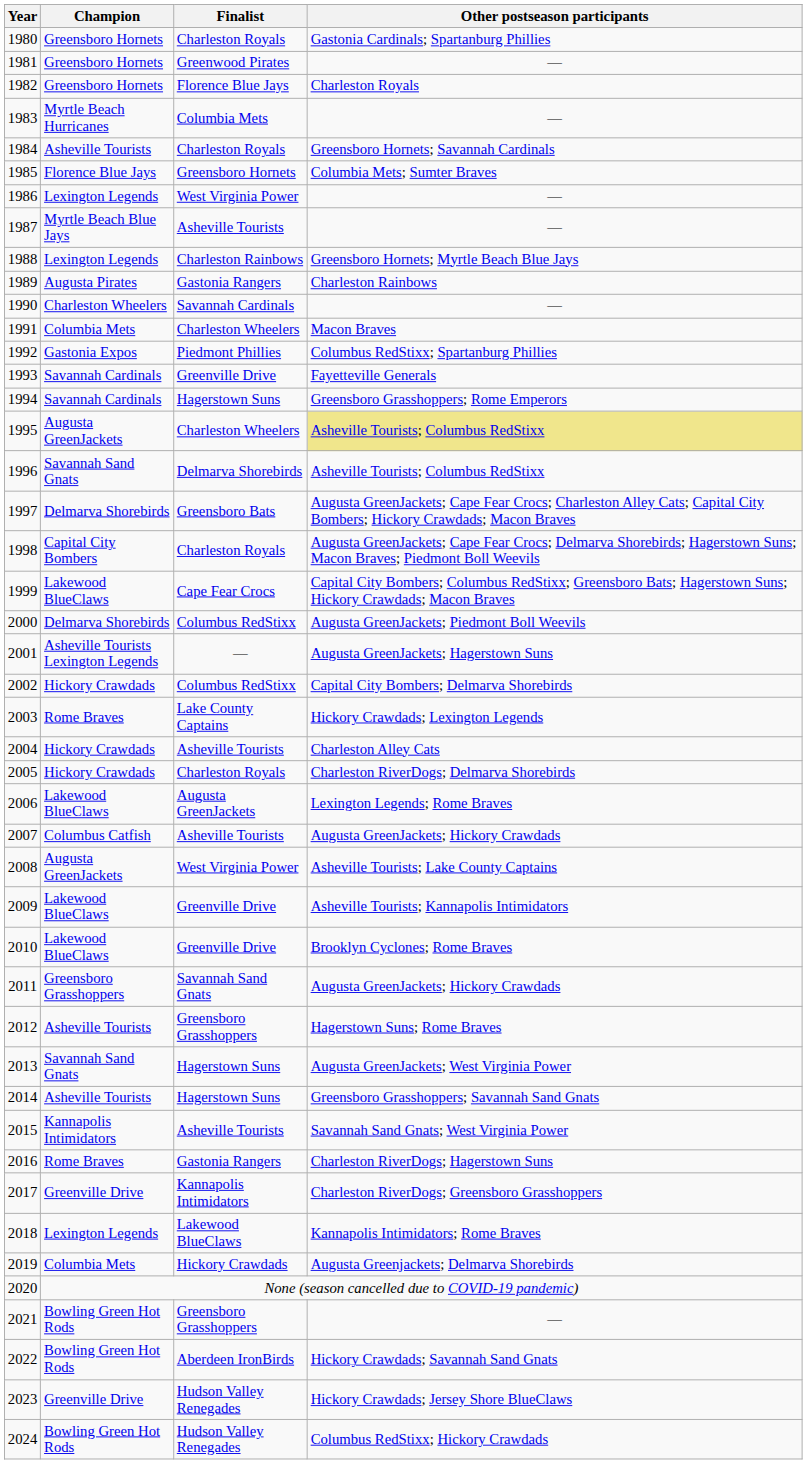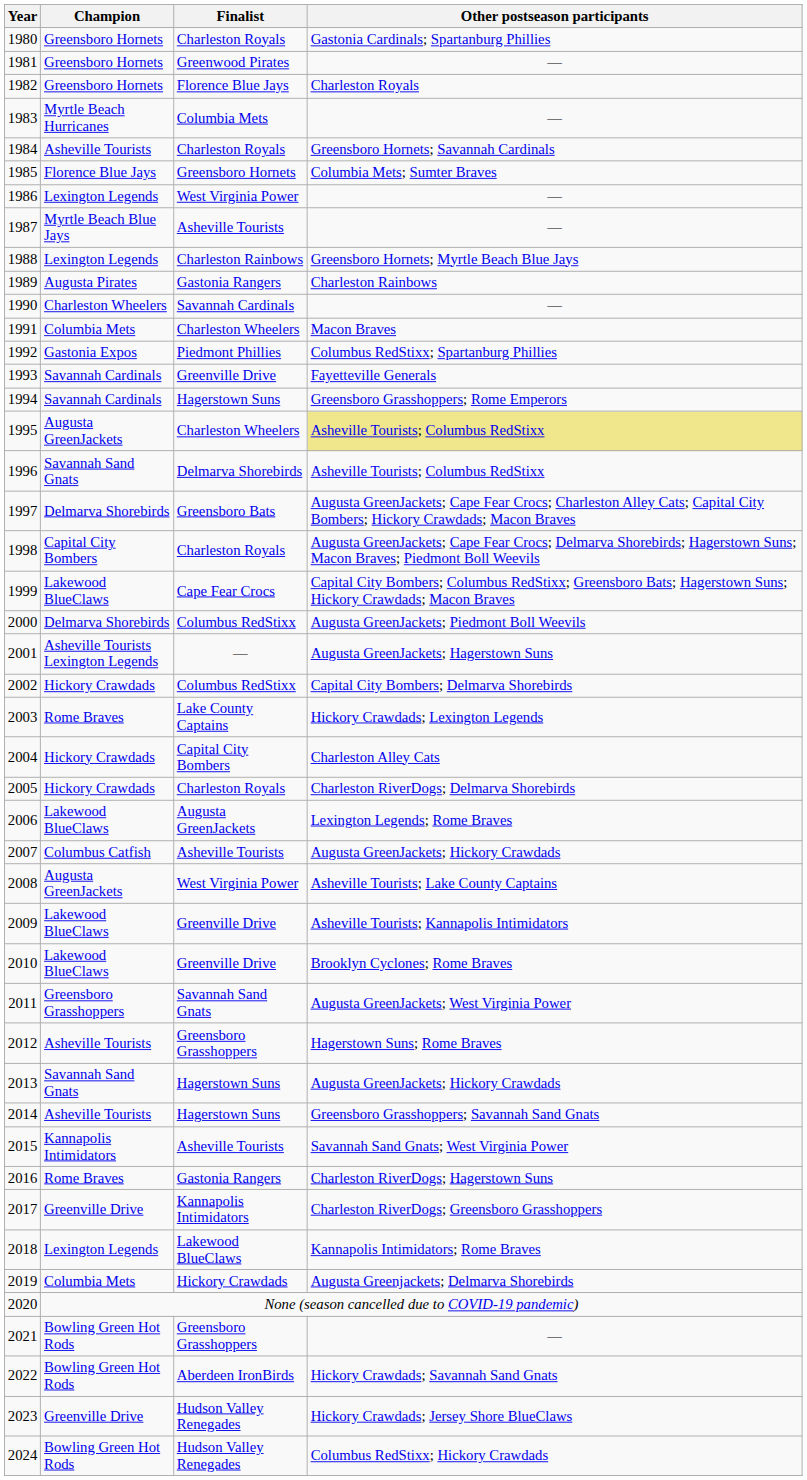(230, 748) Asheville Tourists -> (213, 757) Capital City Bombers
(436, 986) Augusta GreenJackets; Hickory Crawdads -> (441, 1003) Augusta GreenJackets; West Virginia Power
(441, 1066) Augusta GreenJackets; West Virginia Power -> (436, 1083) Augusta GreenJackets; Hickory Crawdads
